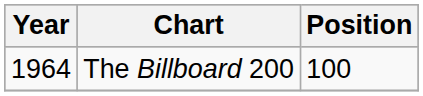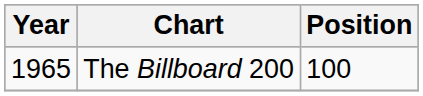(41, 68) 1964 -> (41, 68) 1965
